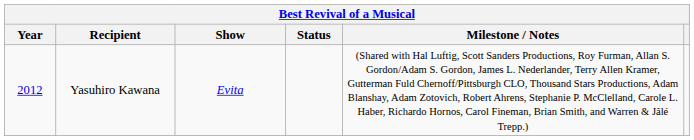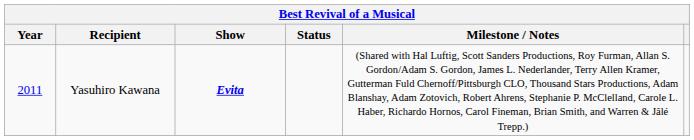(30, 90) 2012 -> (30, 90) 2011
(230, 90) normal -> (230, 90) bold
